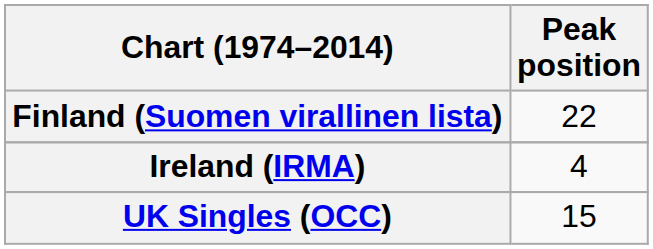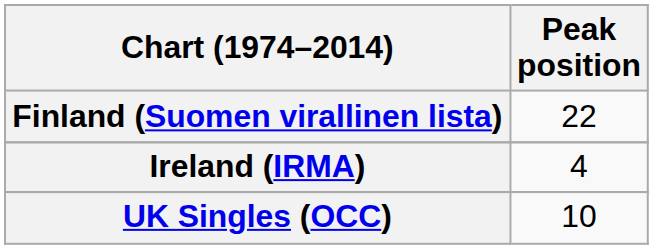(579, 217) 15 -> (579, 217) 10
